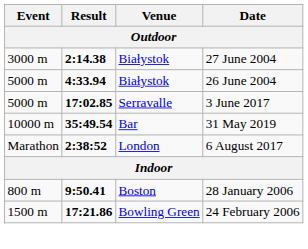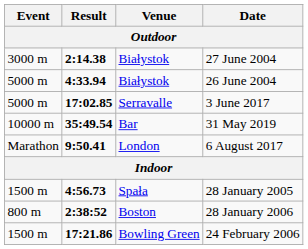(86, 146) 2:38:52 -> (85, 146) 9:50.41
+ row: (249, 190)
(85, 190) 9:50.41 -> (86, 211) 2:38:52
